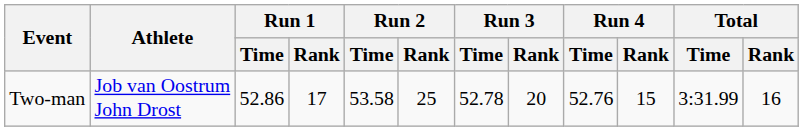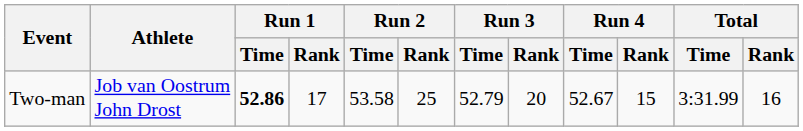(262, 98) normal -> (262, 98) bold
(481, 98) 52.78 -> (481, 98) 52.79
(591, 98) 52.76 -> (591, 98) 52.67
